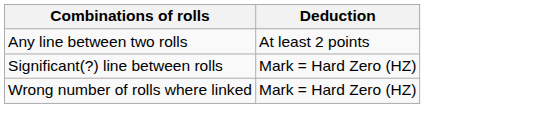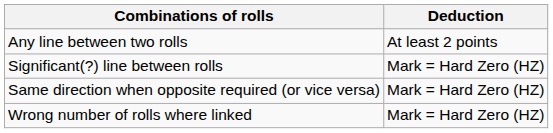+ row: (194, 90)
